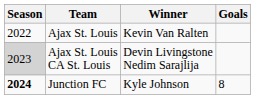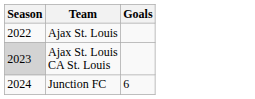- column: (168, 14)
(19, 84) bold -> (19, 84) normal
(221, 84) 8 -> (126, 84) 6
